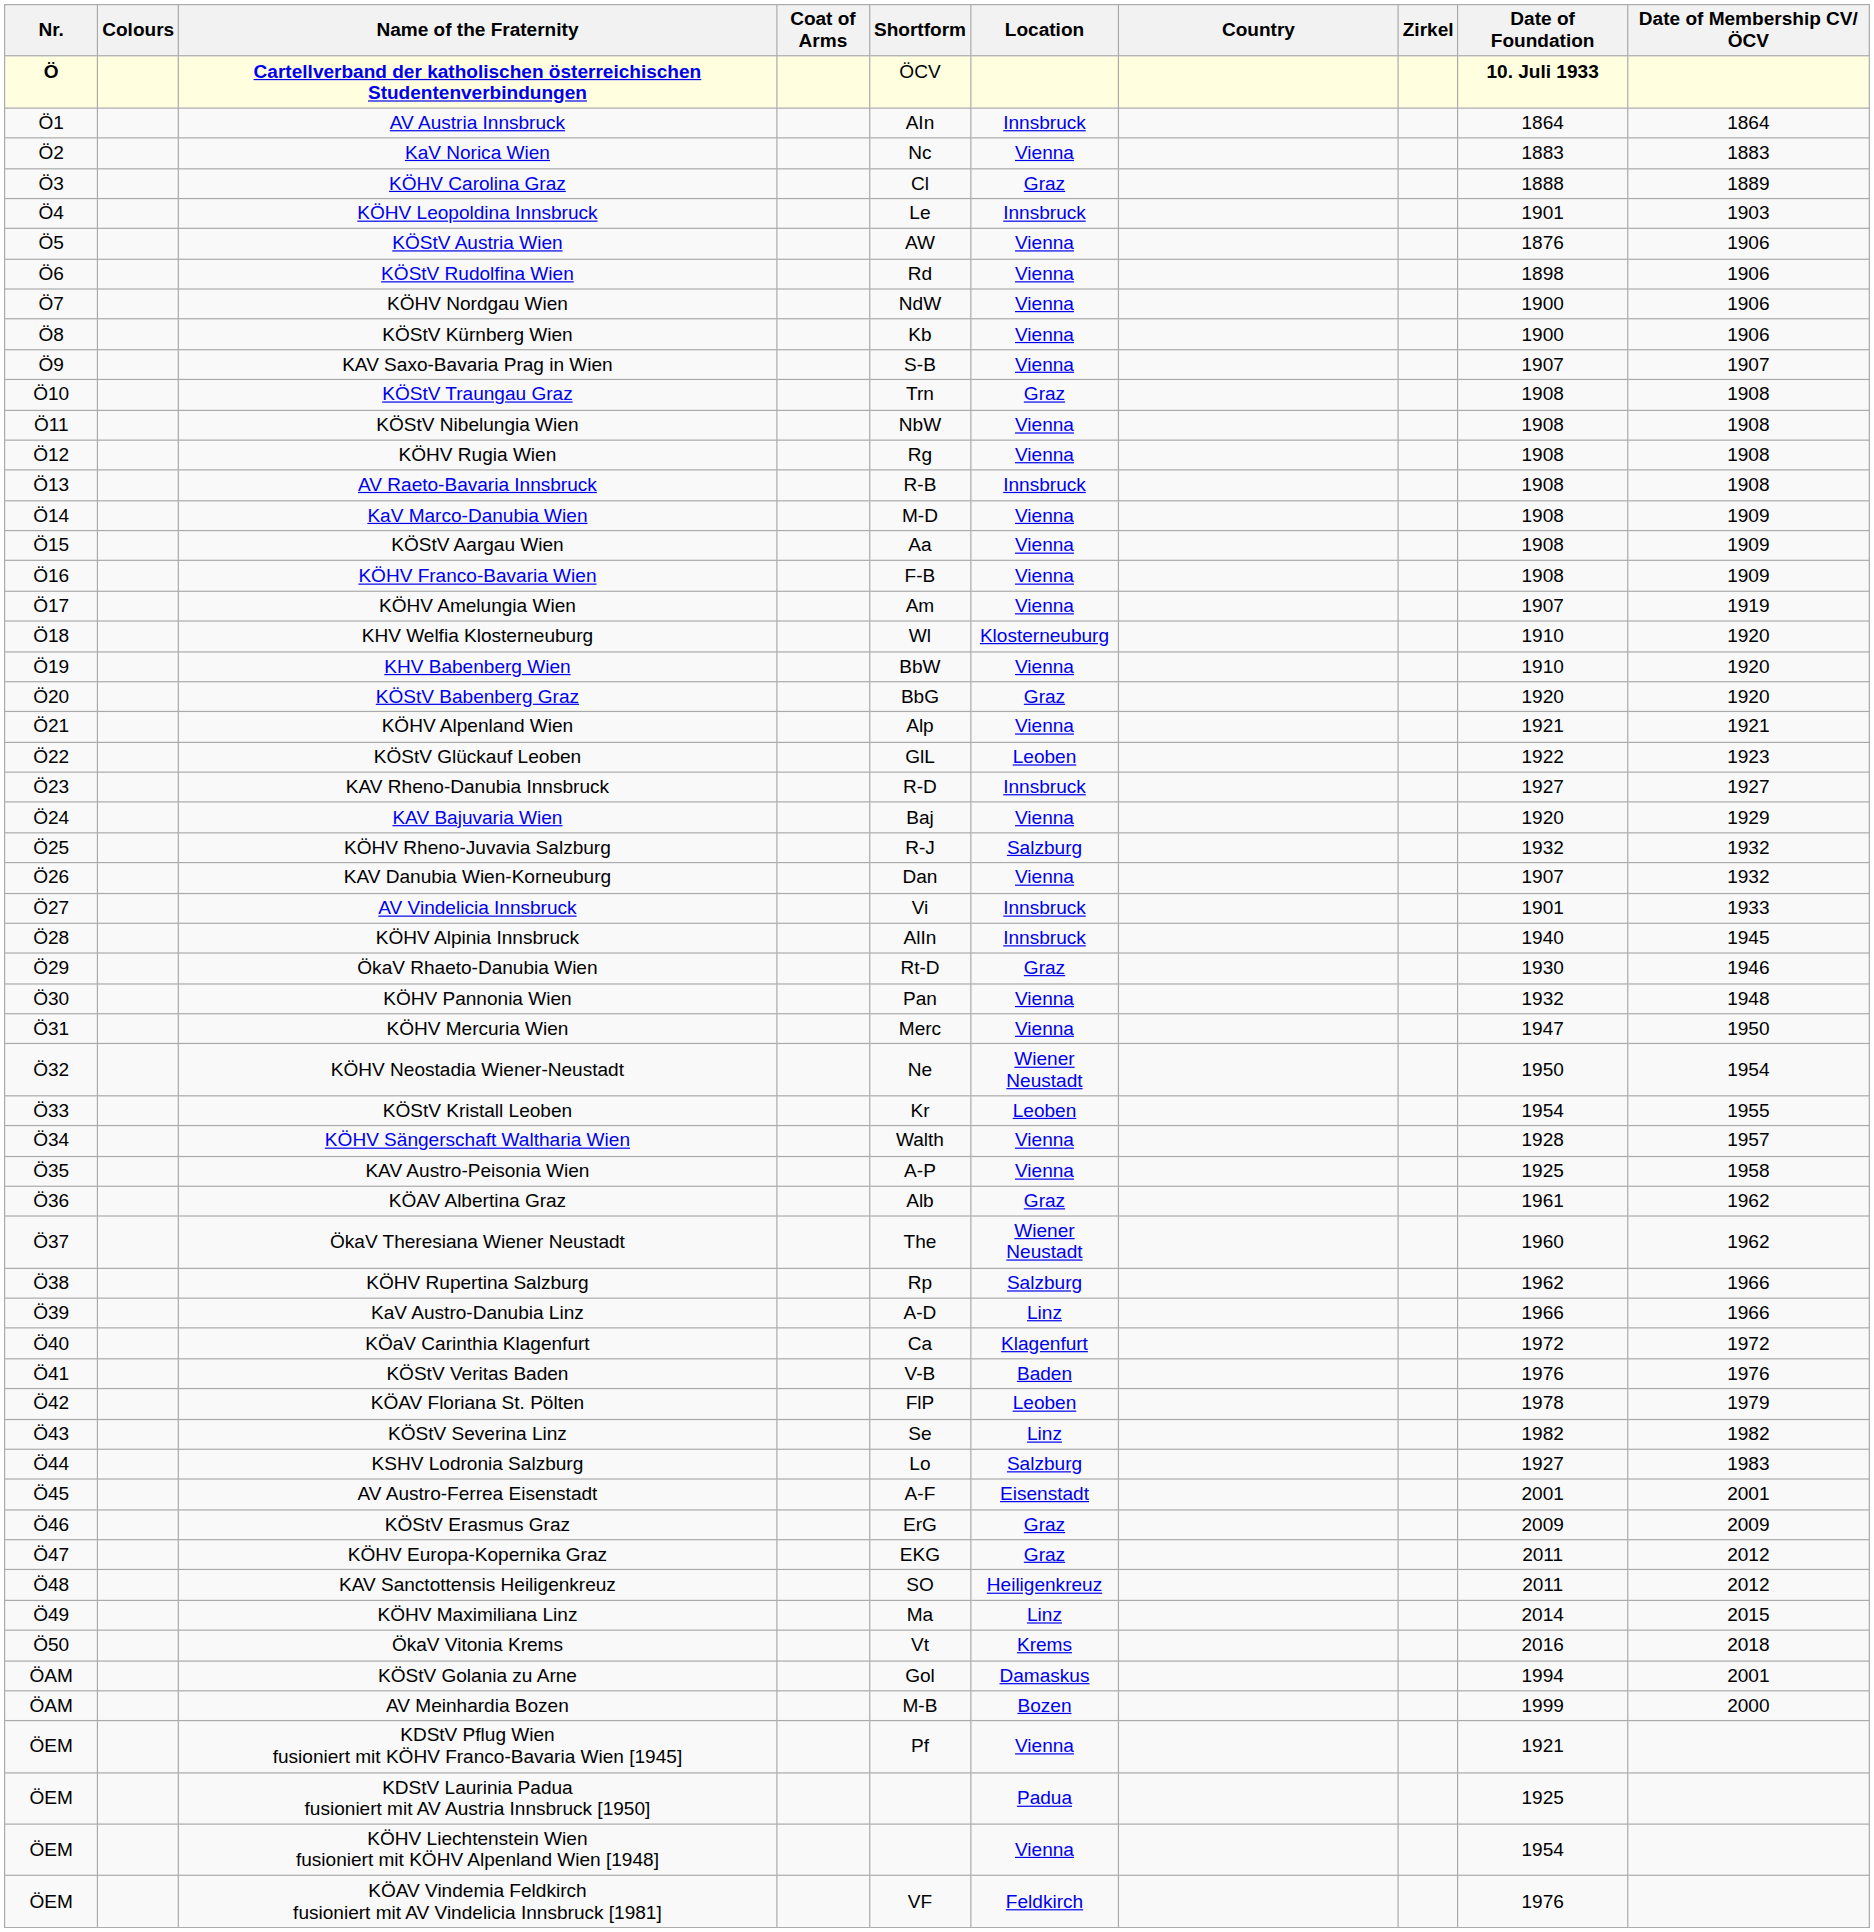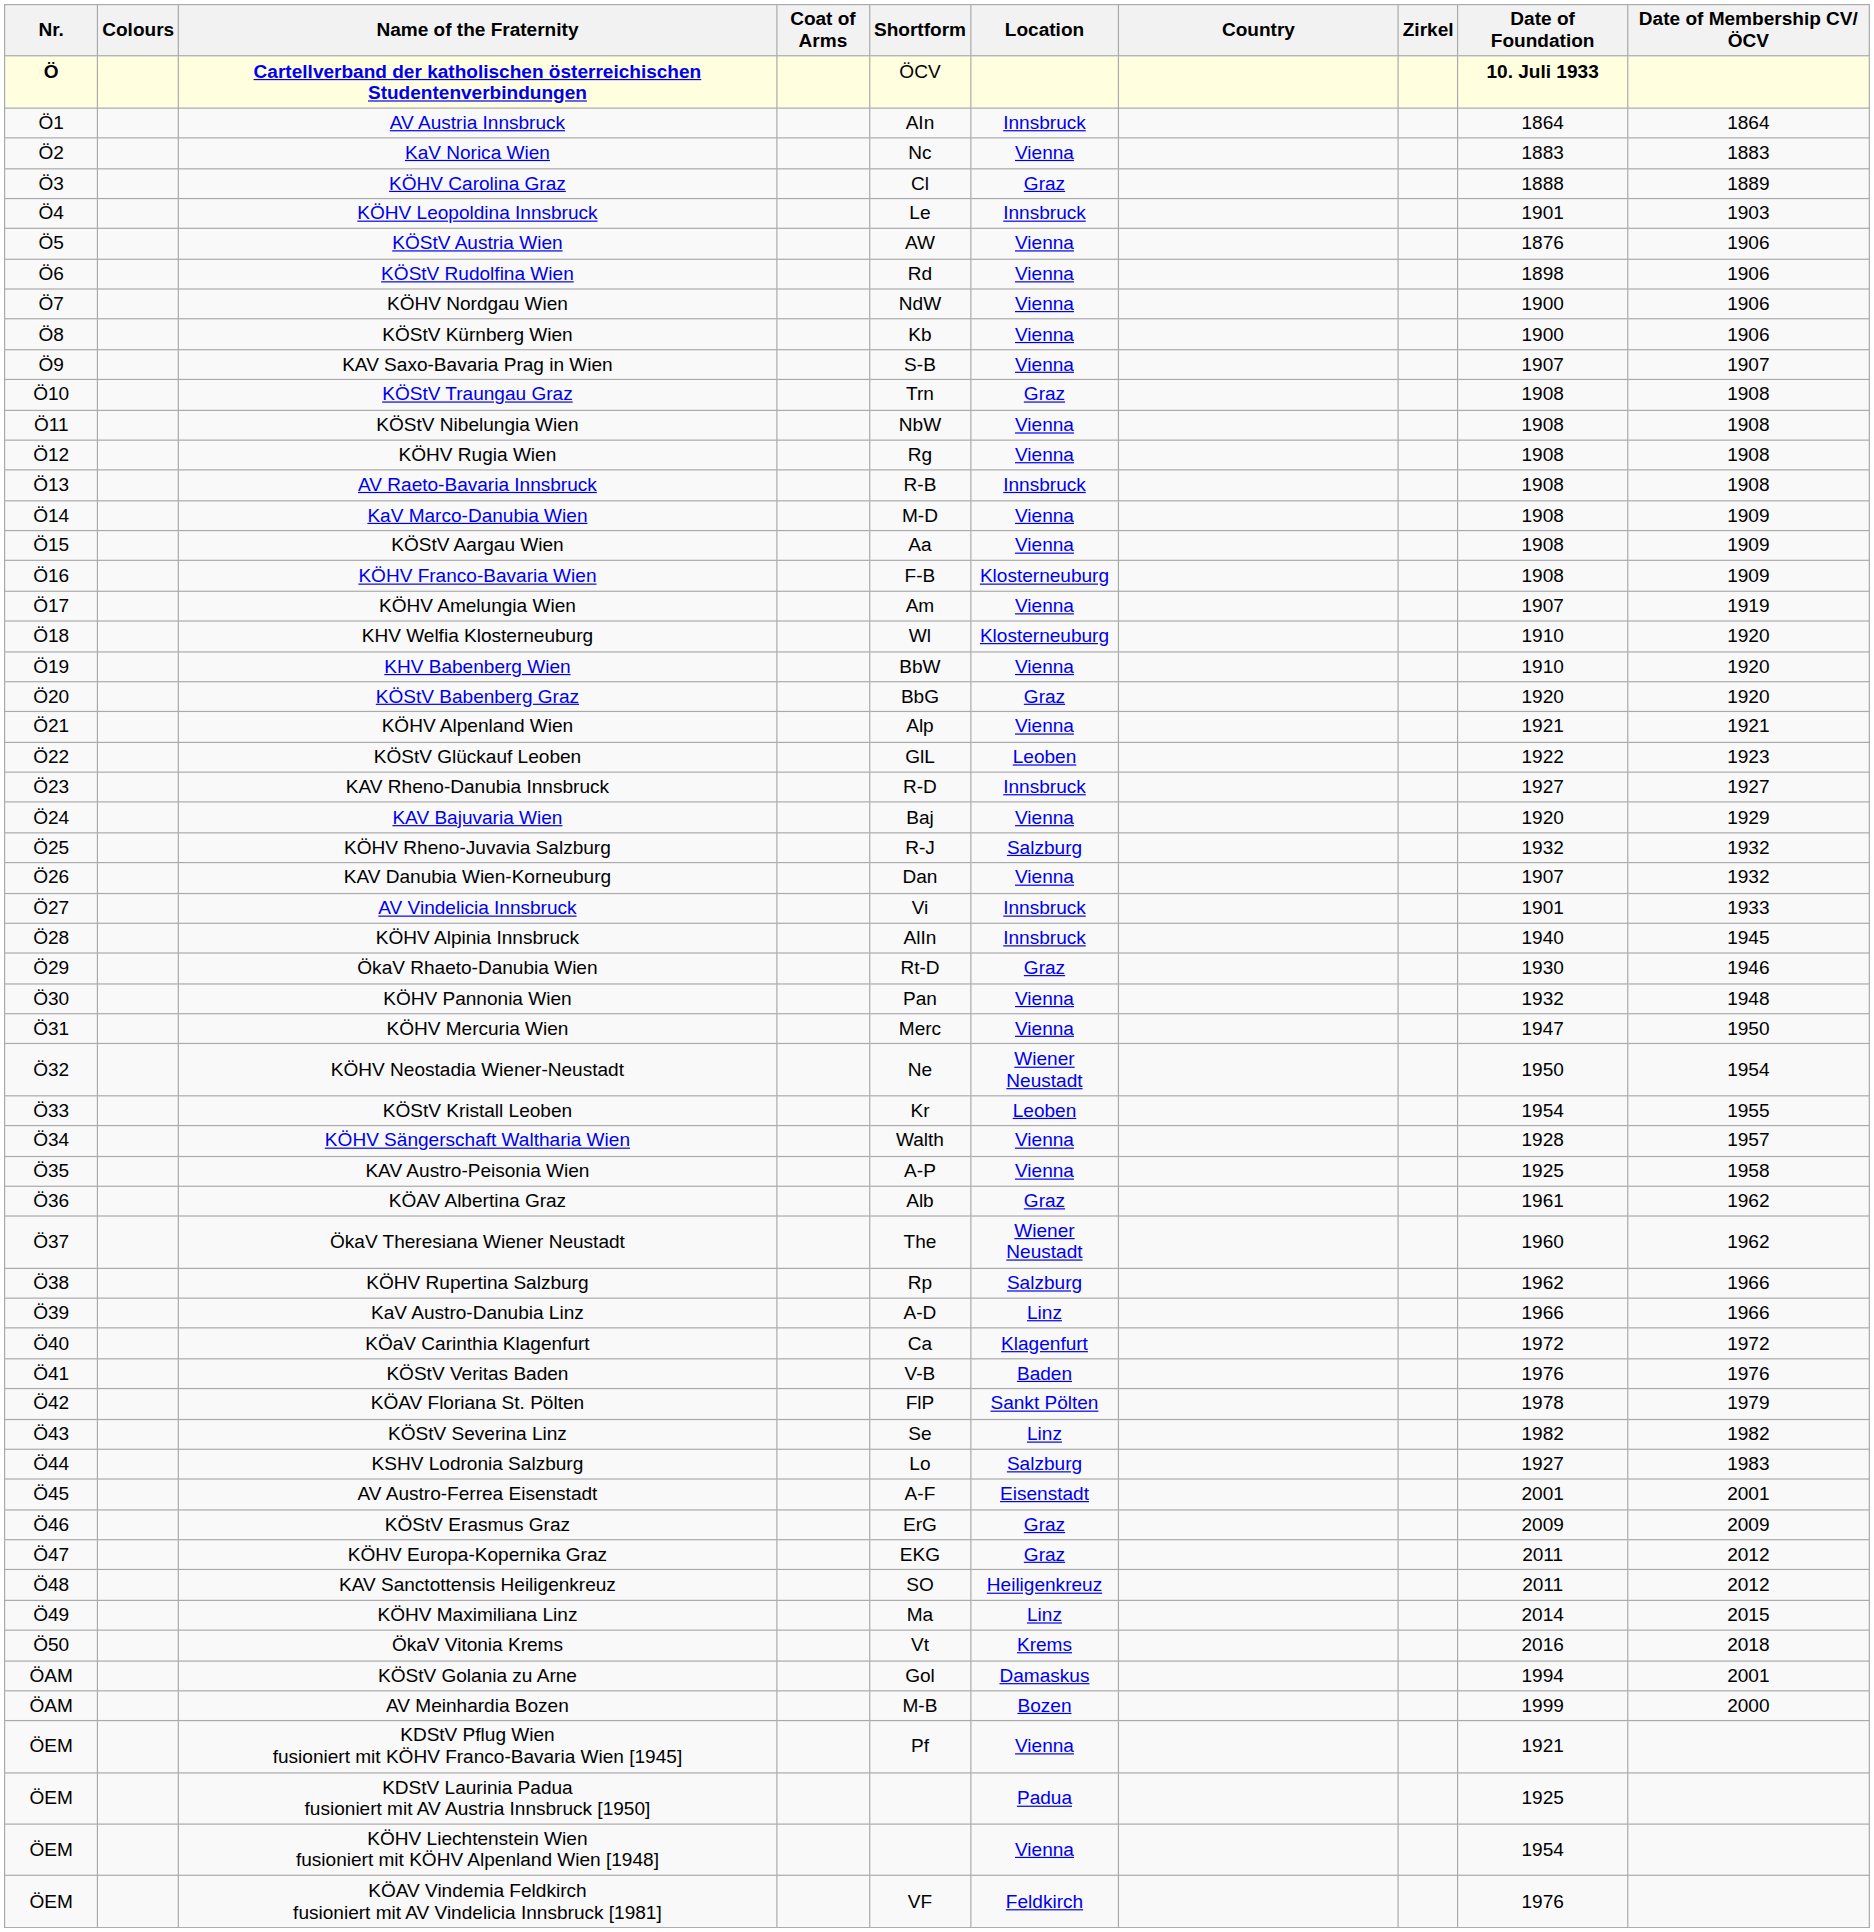(1044, 575) Vienna -> (1044, 575) Klosterneuburg
(1044, 1403) Leoben -> (1044, 1403) Sankt Pölten
